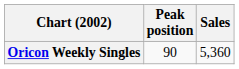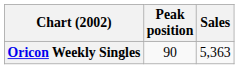(215, 52) 5,360 -> (215, 52) 5,363
